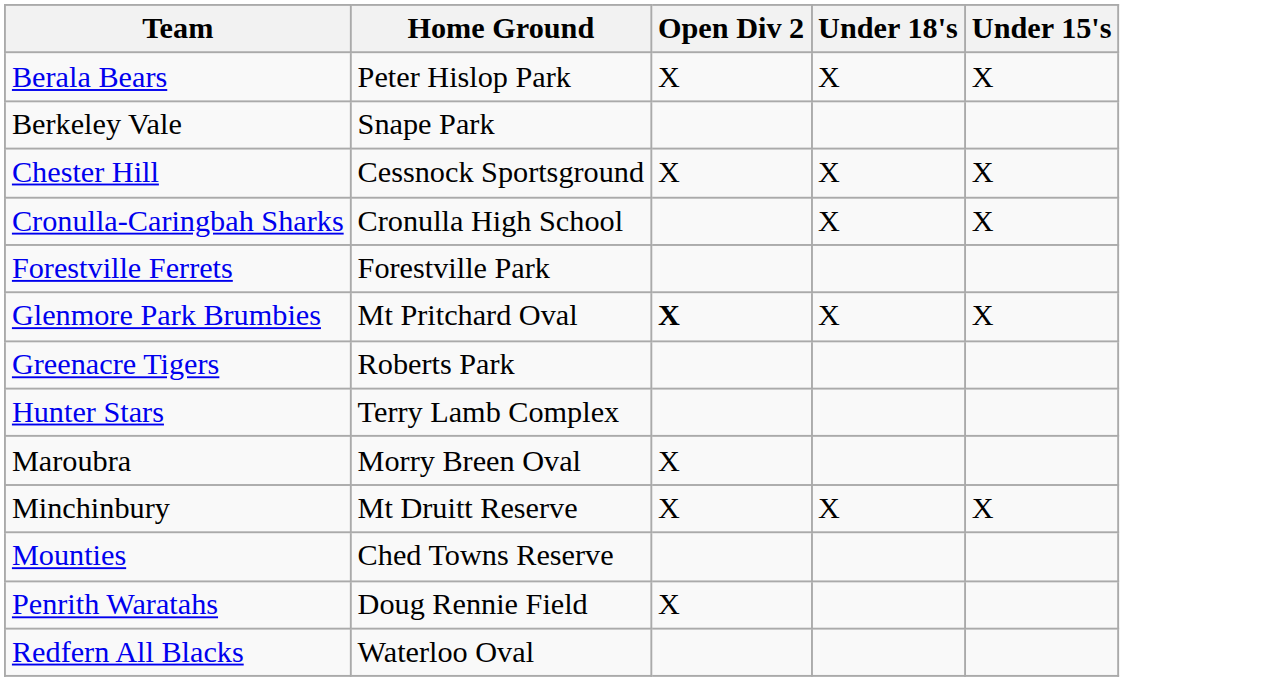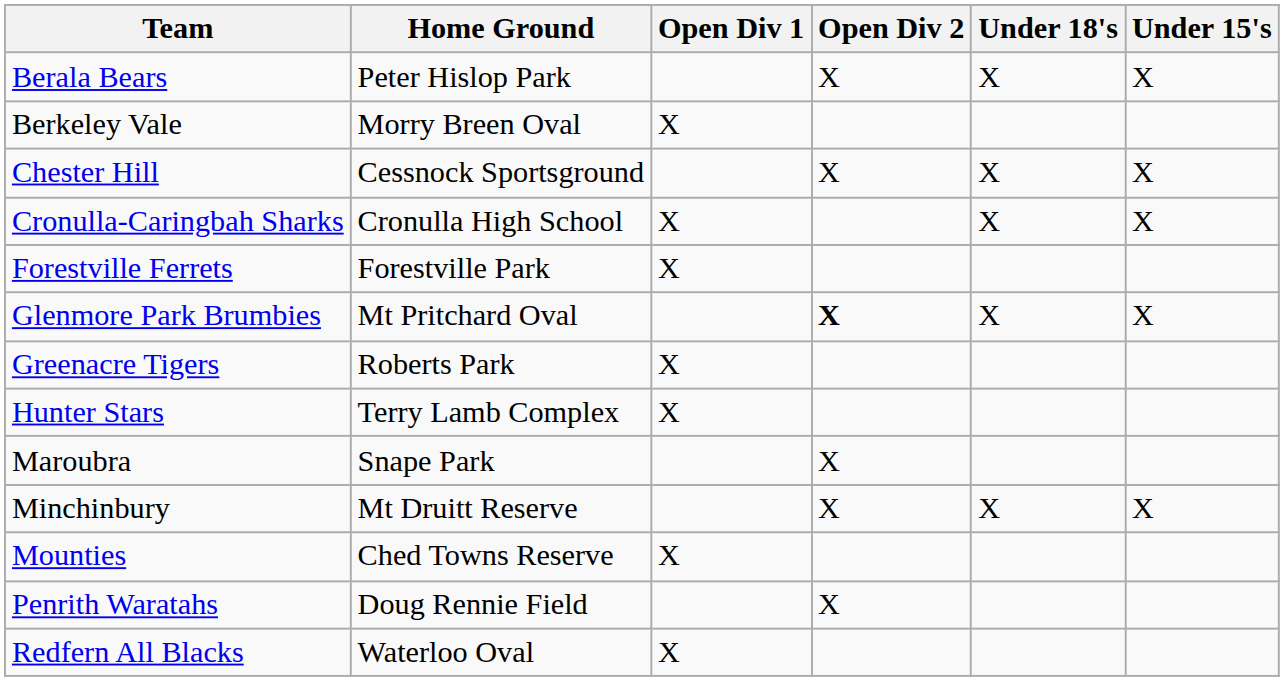+ column: (731, 28)
(426, 124) Snape Park -> (469, 124) Morry Breen Oval
(469, 460) Morry Breen Oval -> (426, 460) Snape Park
